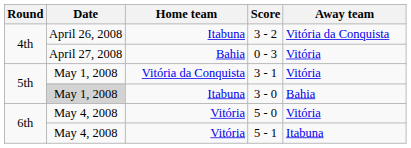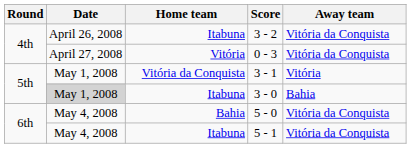(230, 53) Bahia -> (228, 53) Vitória
(303, 53) Vitória -> (338, 53) Vitória da Conquista
(228, 113) Vitória -> (230, 113) Bahia
(303, 113) Vitória -> (338, 113) Vitória da Conquista
(228, 133) Vitória -> (226, 133) Itabuna
(305, 133) Itabuna -> (338, 133) Vitória da Conquista
